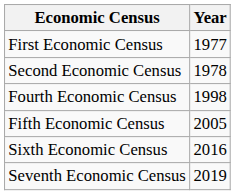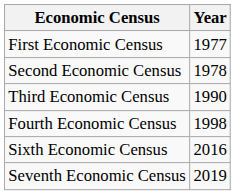+ row: (89, 96)
- row: (86, 123)
